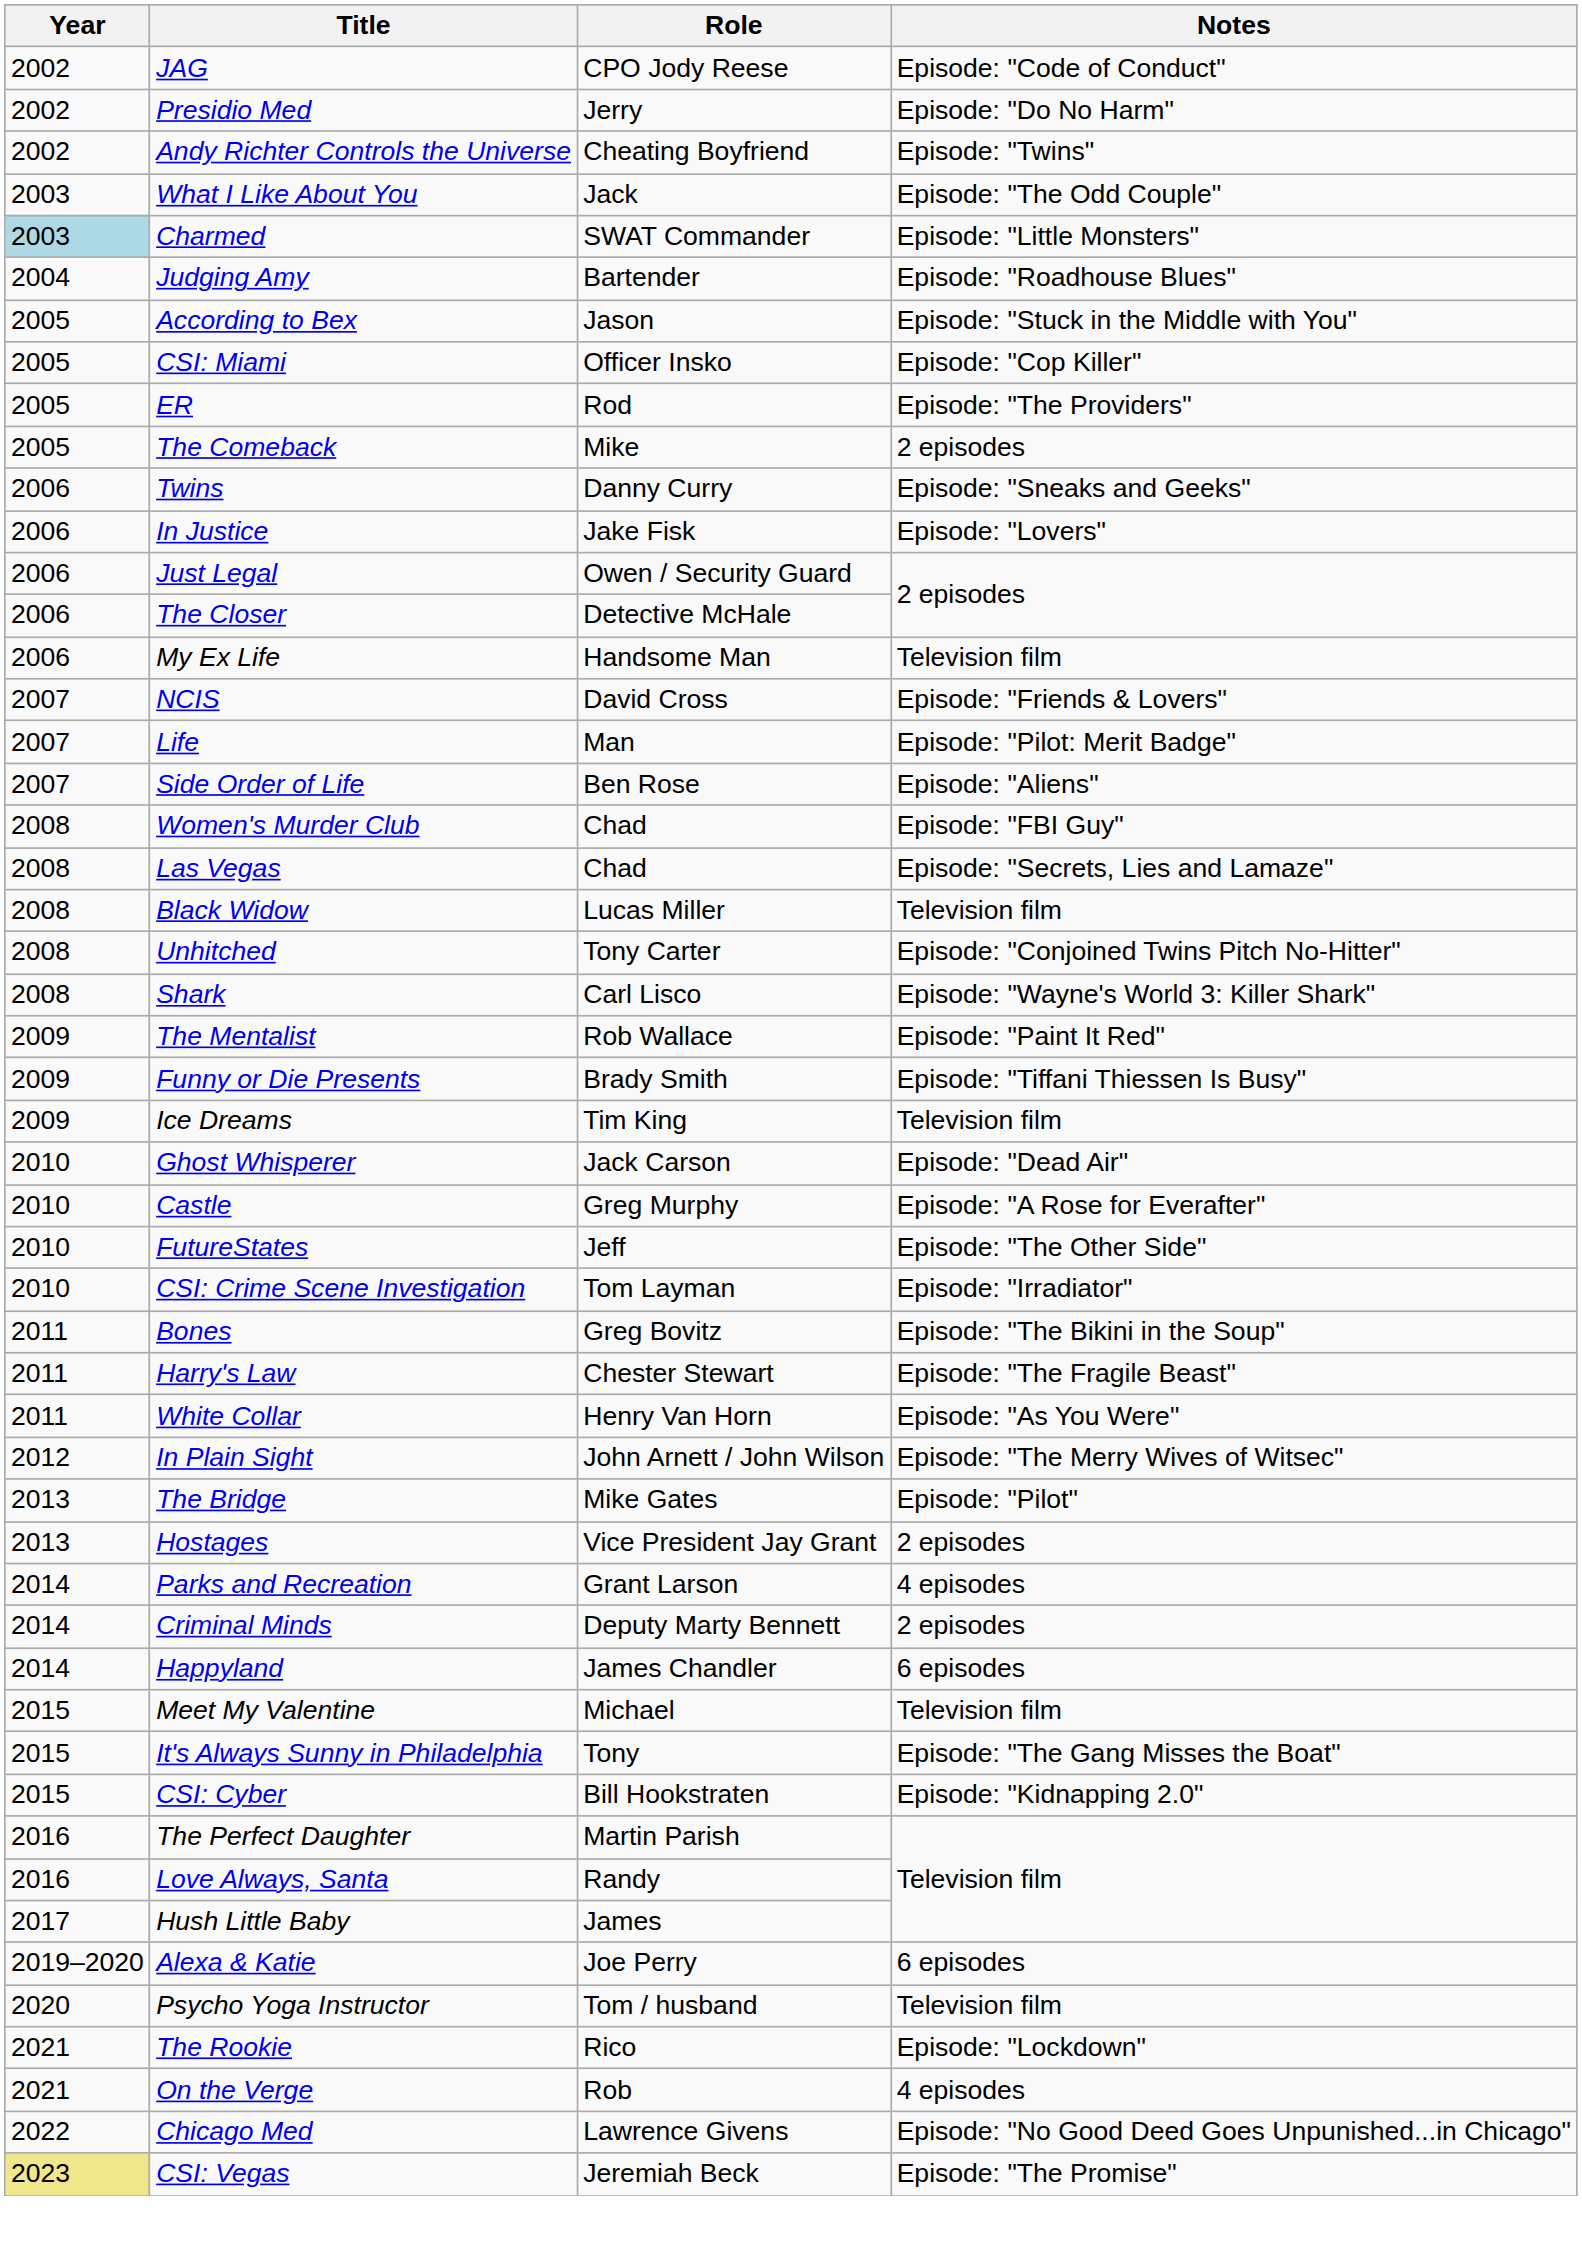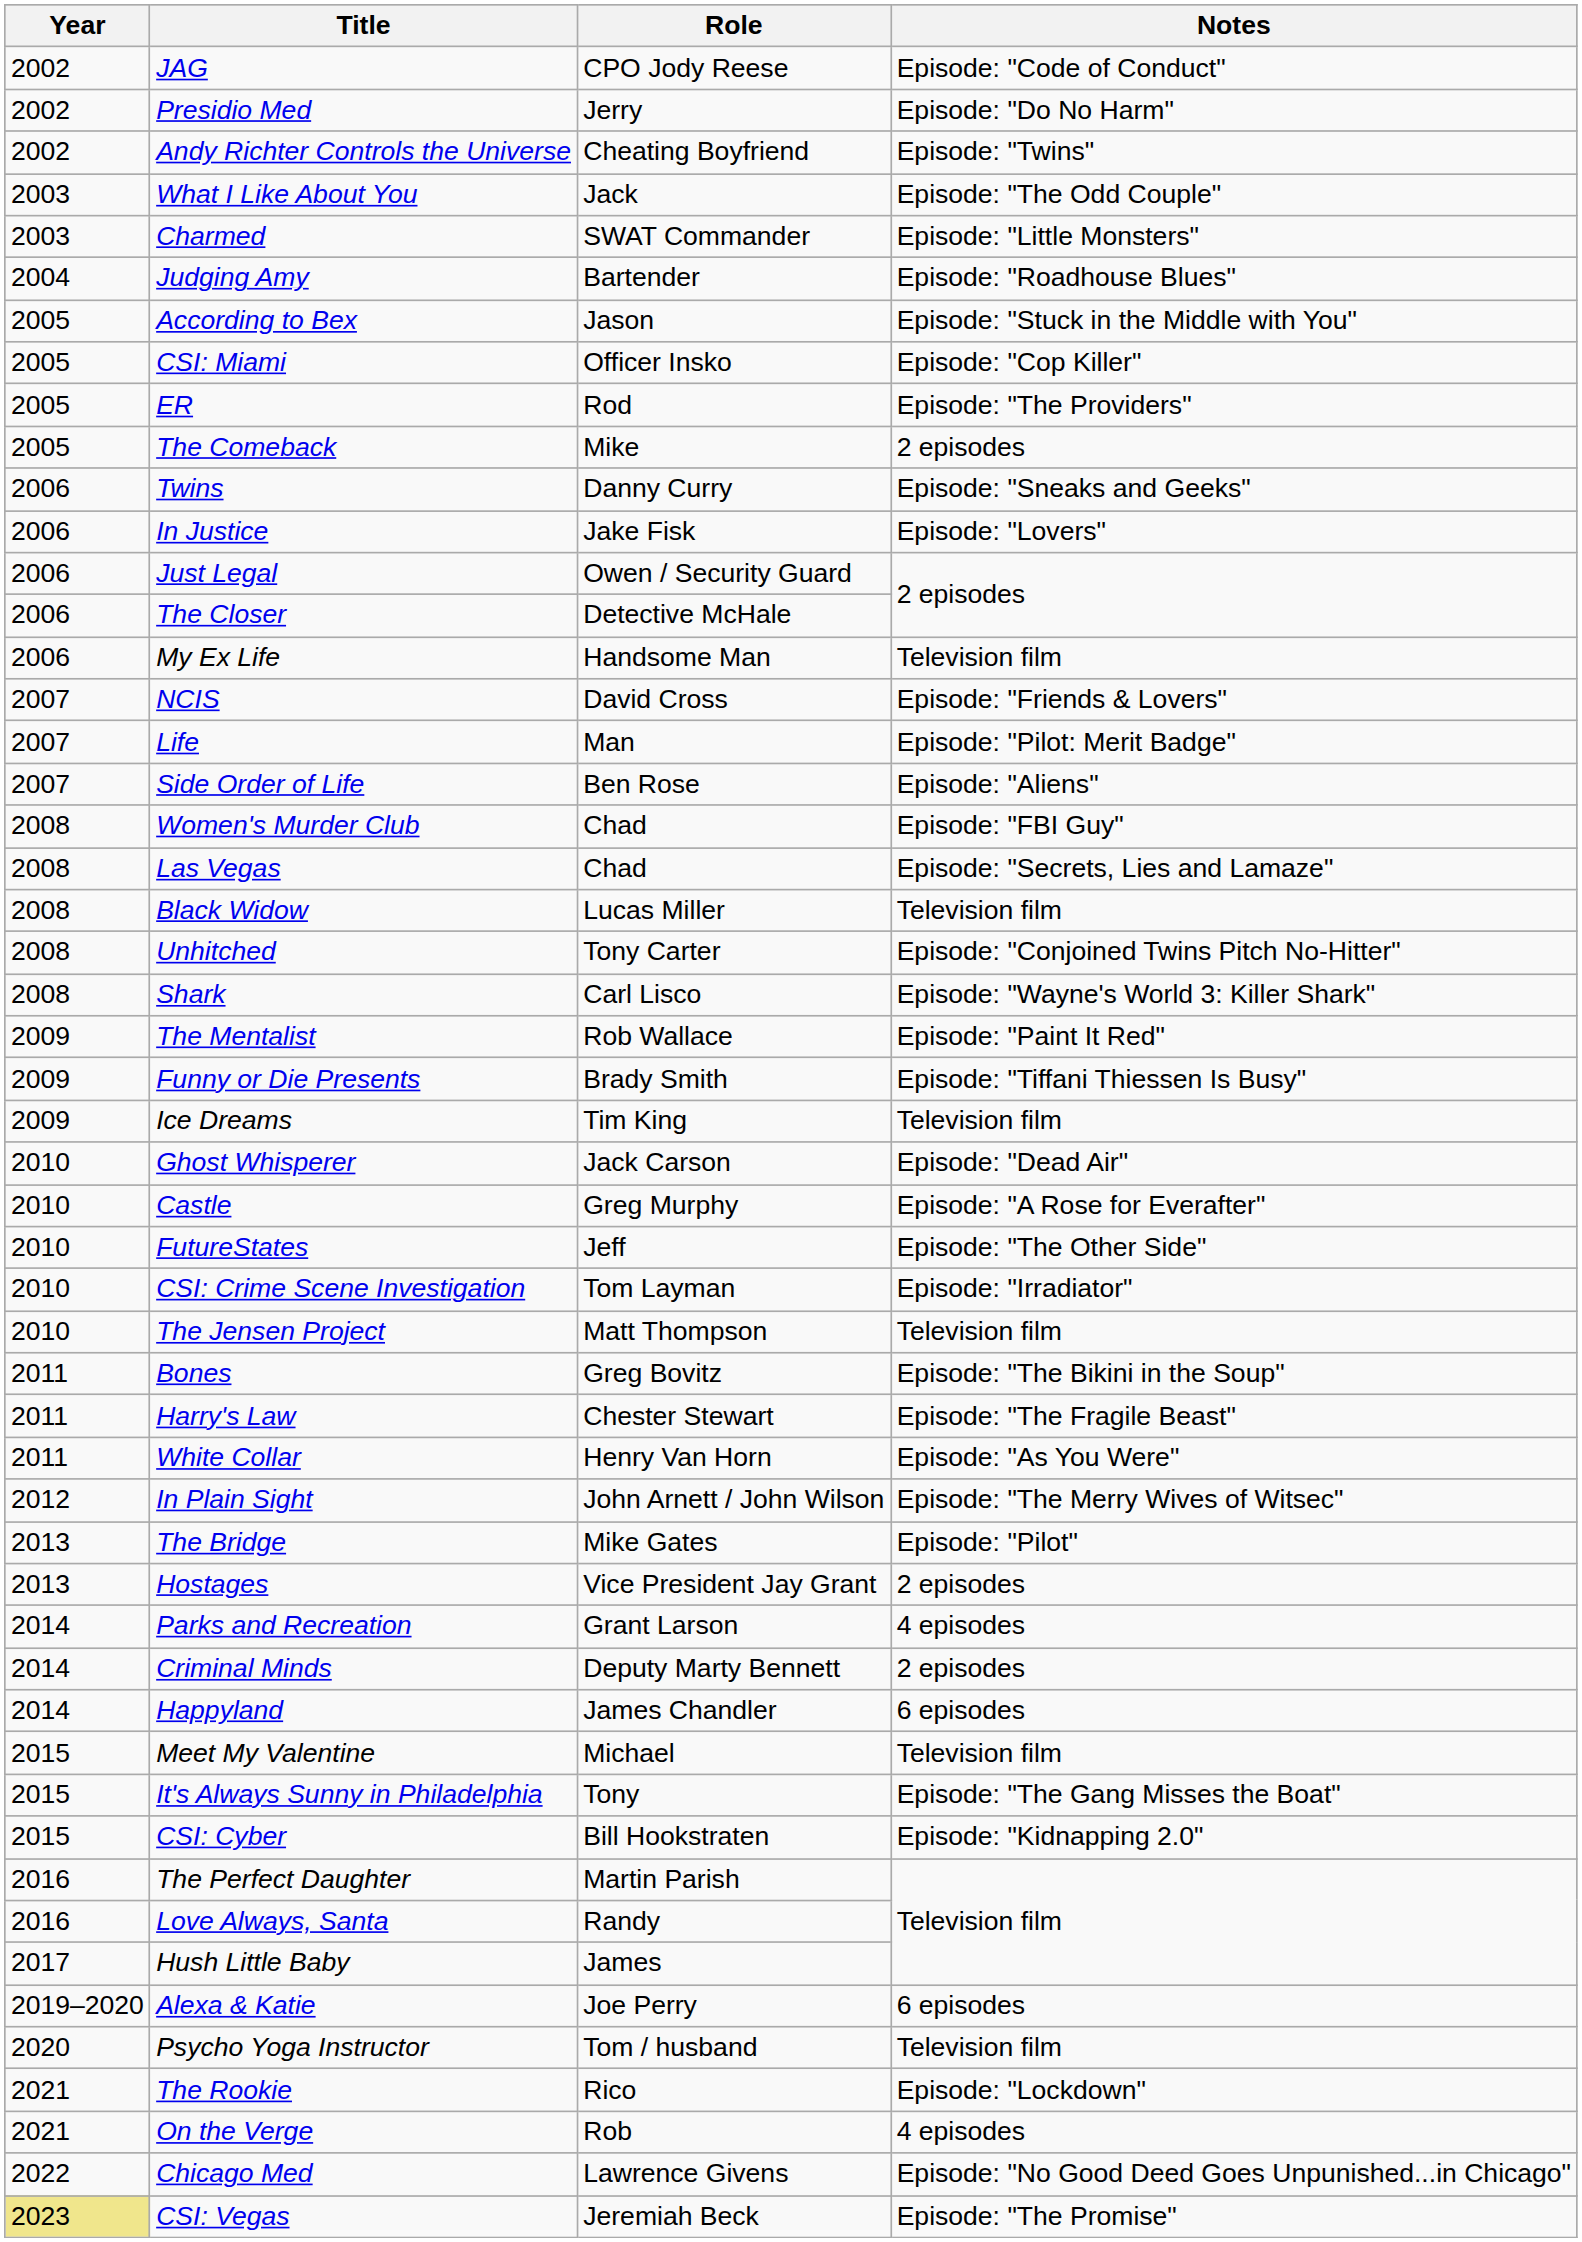(40, 236) lightblue background -> (40, 236) no background
+ row: (271, 1331)
